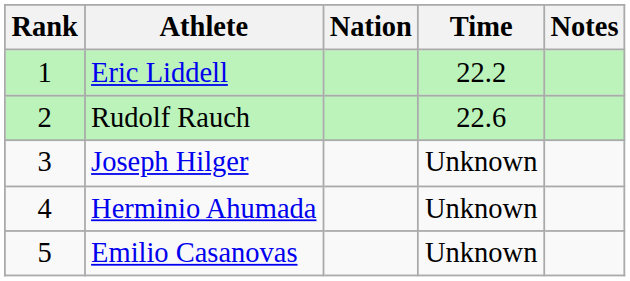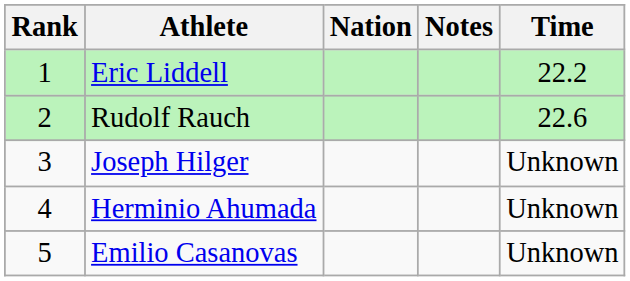columns swapped: (481, 27) <-> (585, 27)
